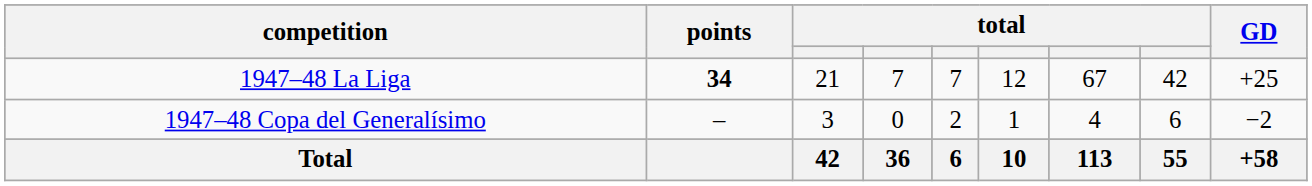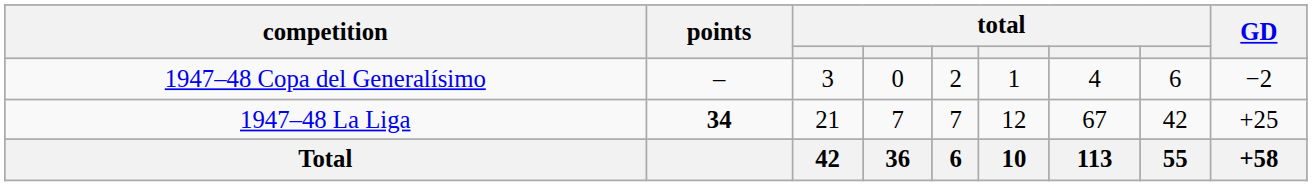rows swapped: (325, 78) <-> (325, 118)
